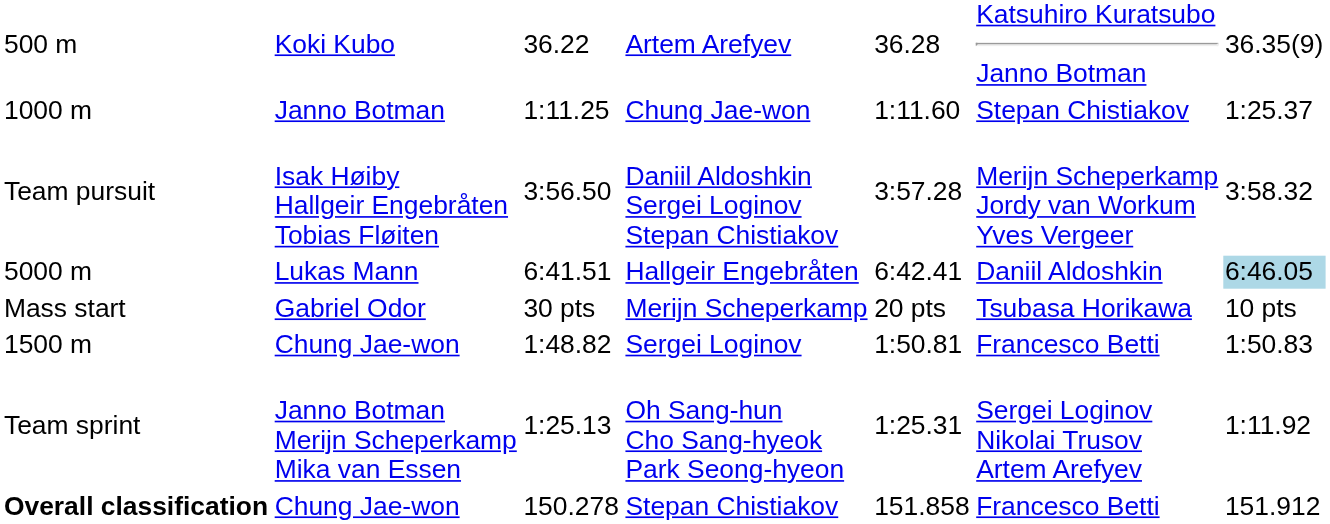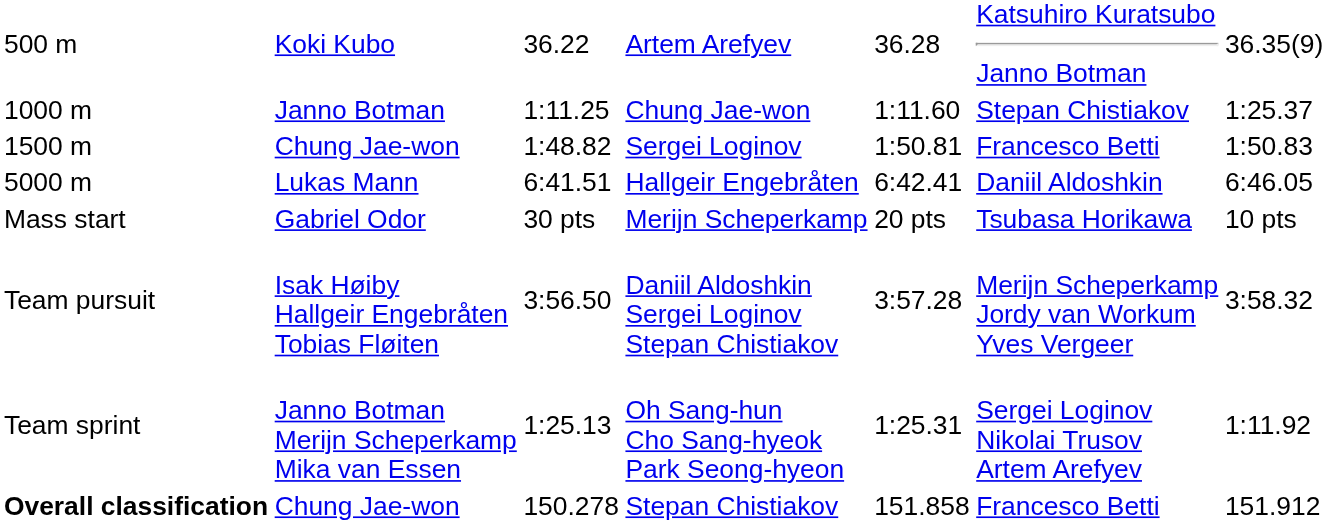rows swapped: (48, 344) <-> (80, 191)
(1269, 271) lightblue background -> (1269, 182) no background
